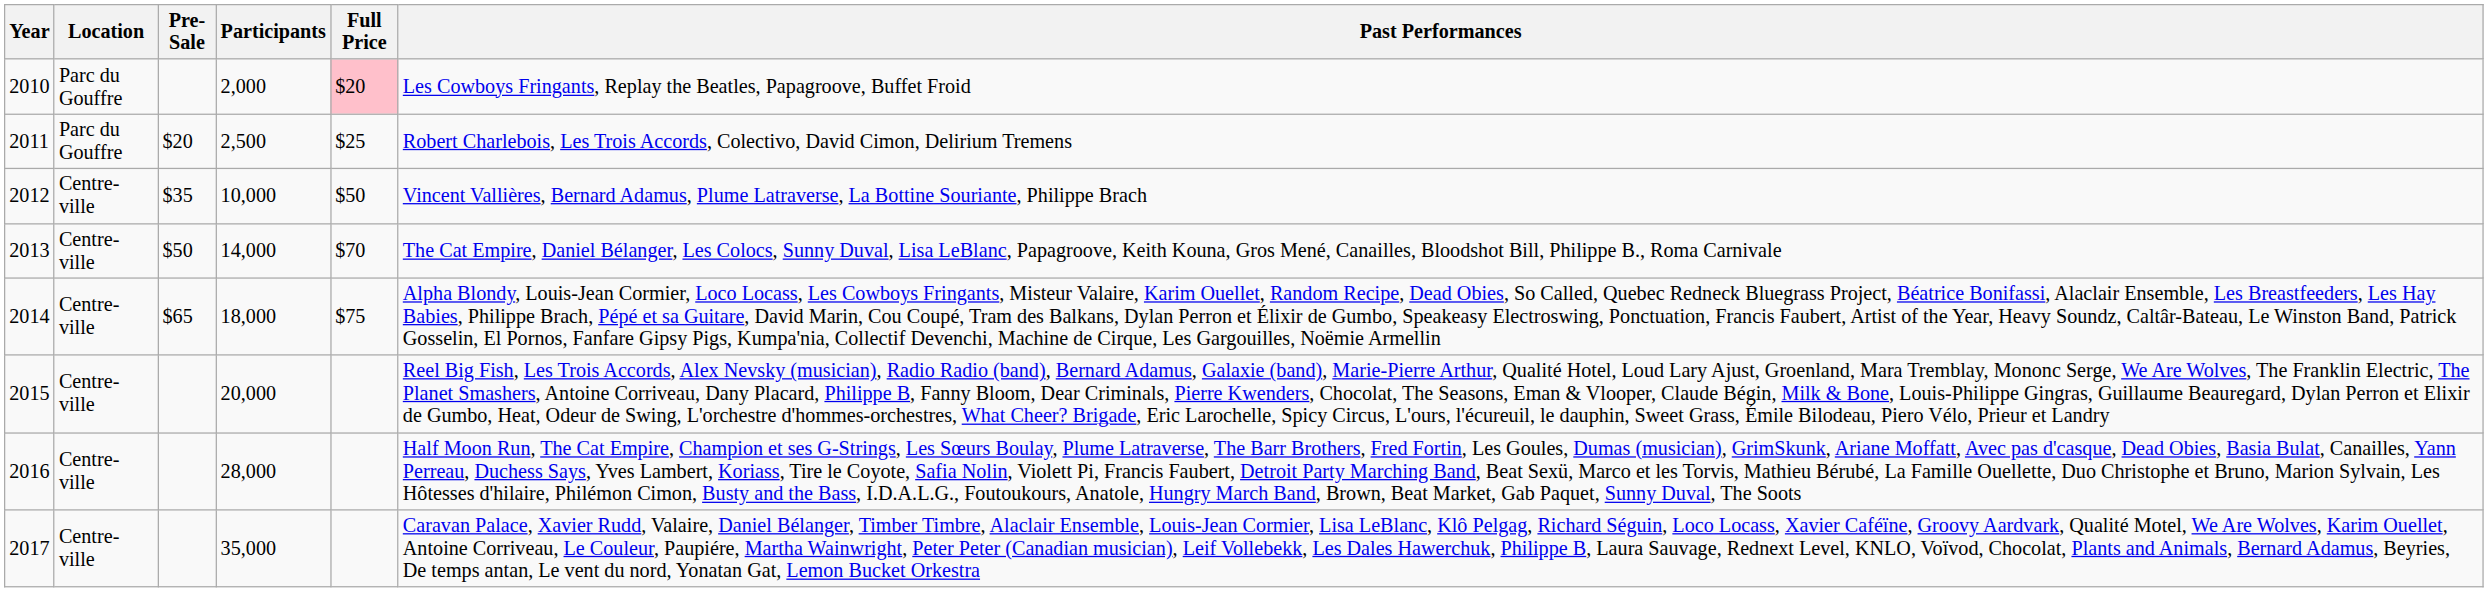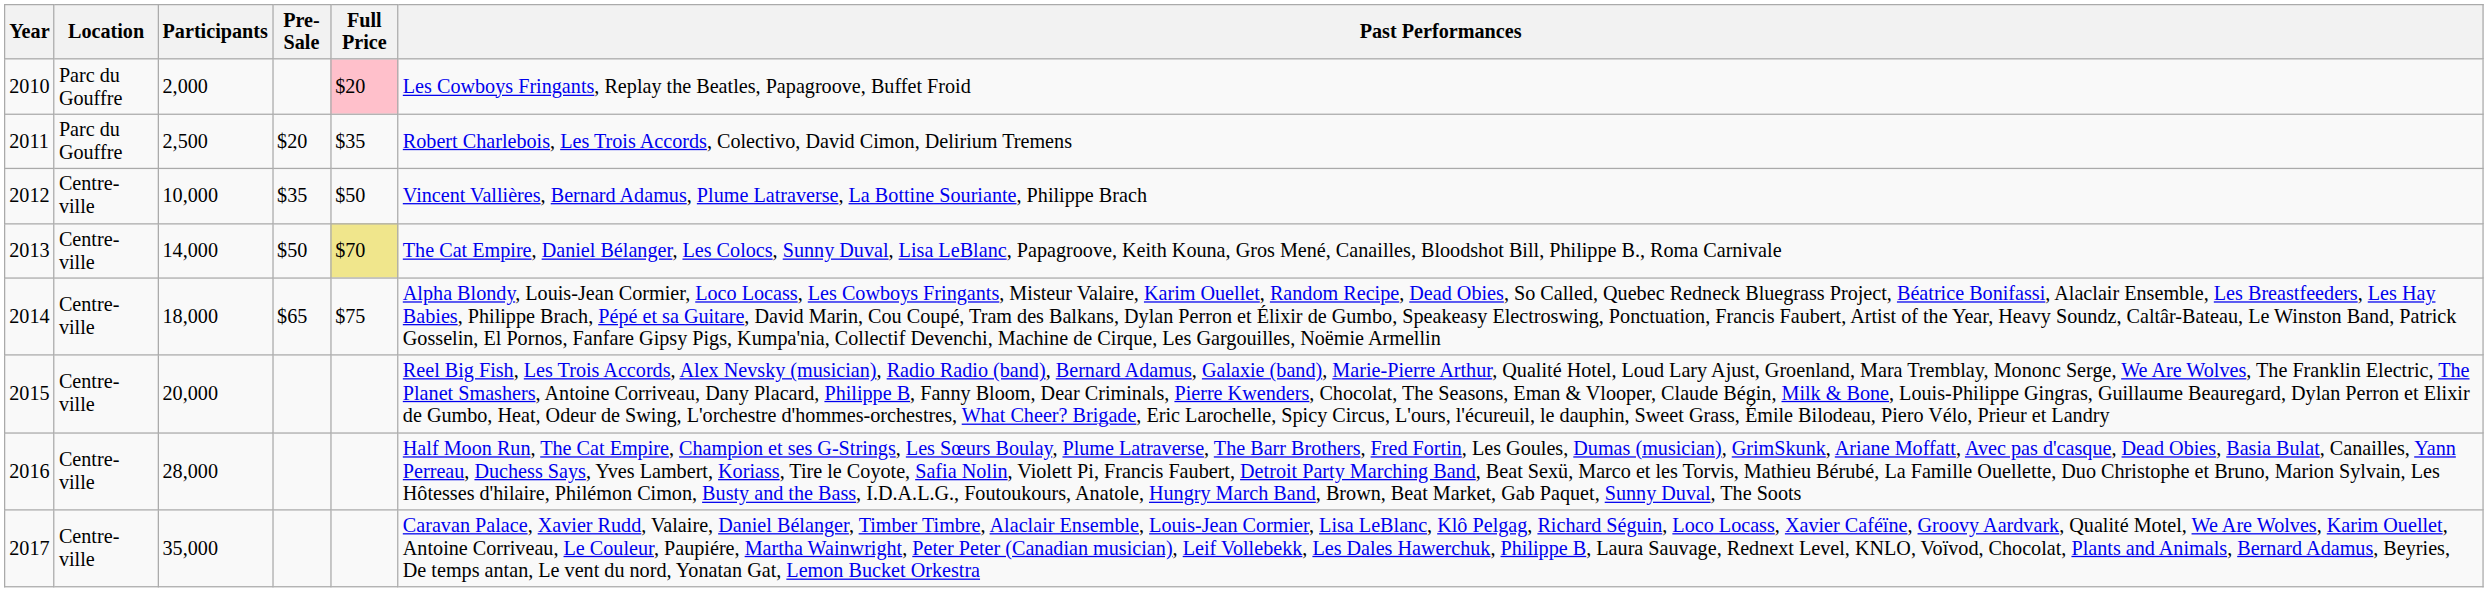columns swapped: (273, 31) <-> (187, 31)
(350, 141) $25 -> (350, 141) $35
(350, 250) no background -> (350, 250) khaki background
